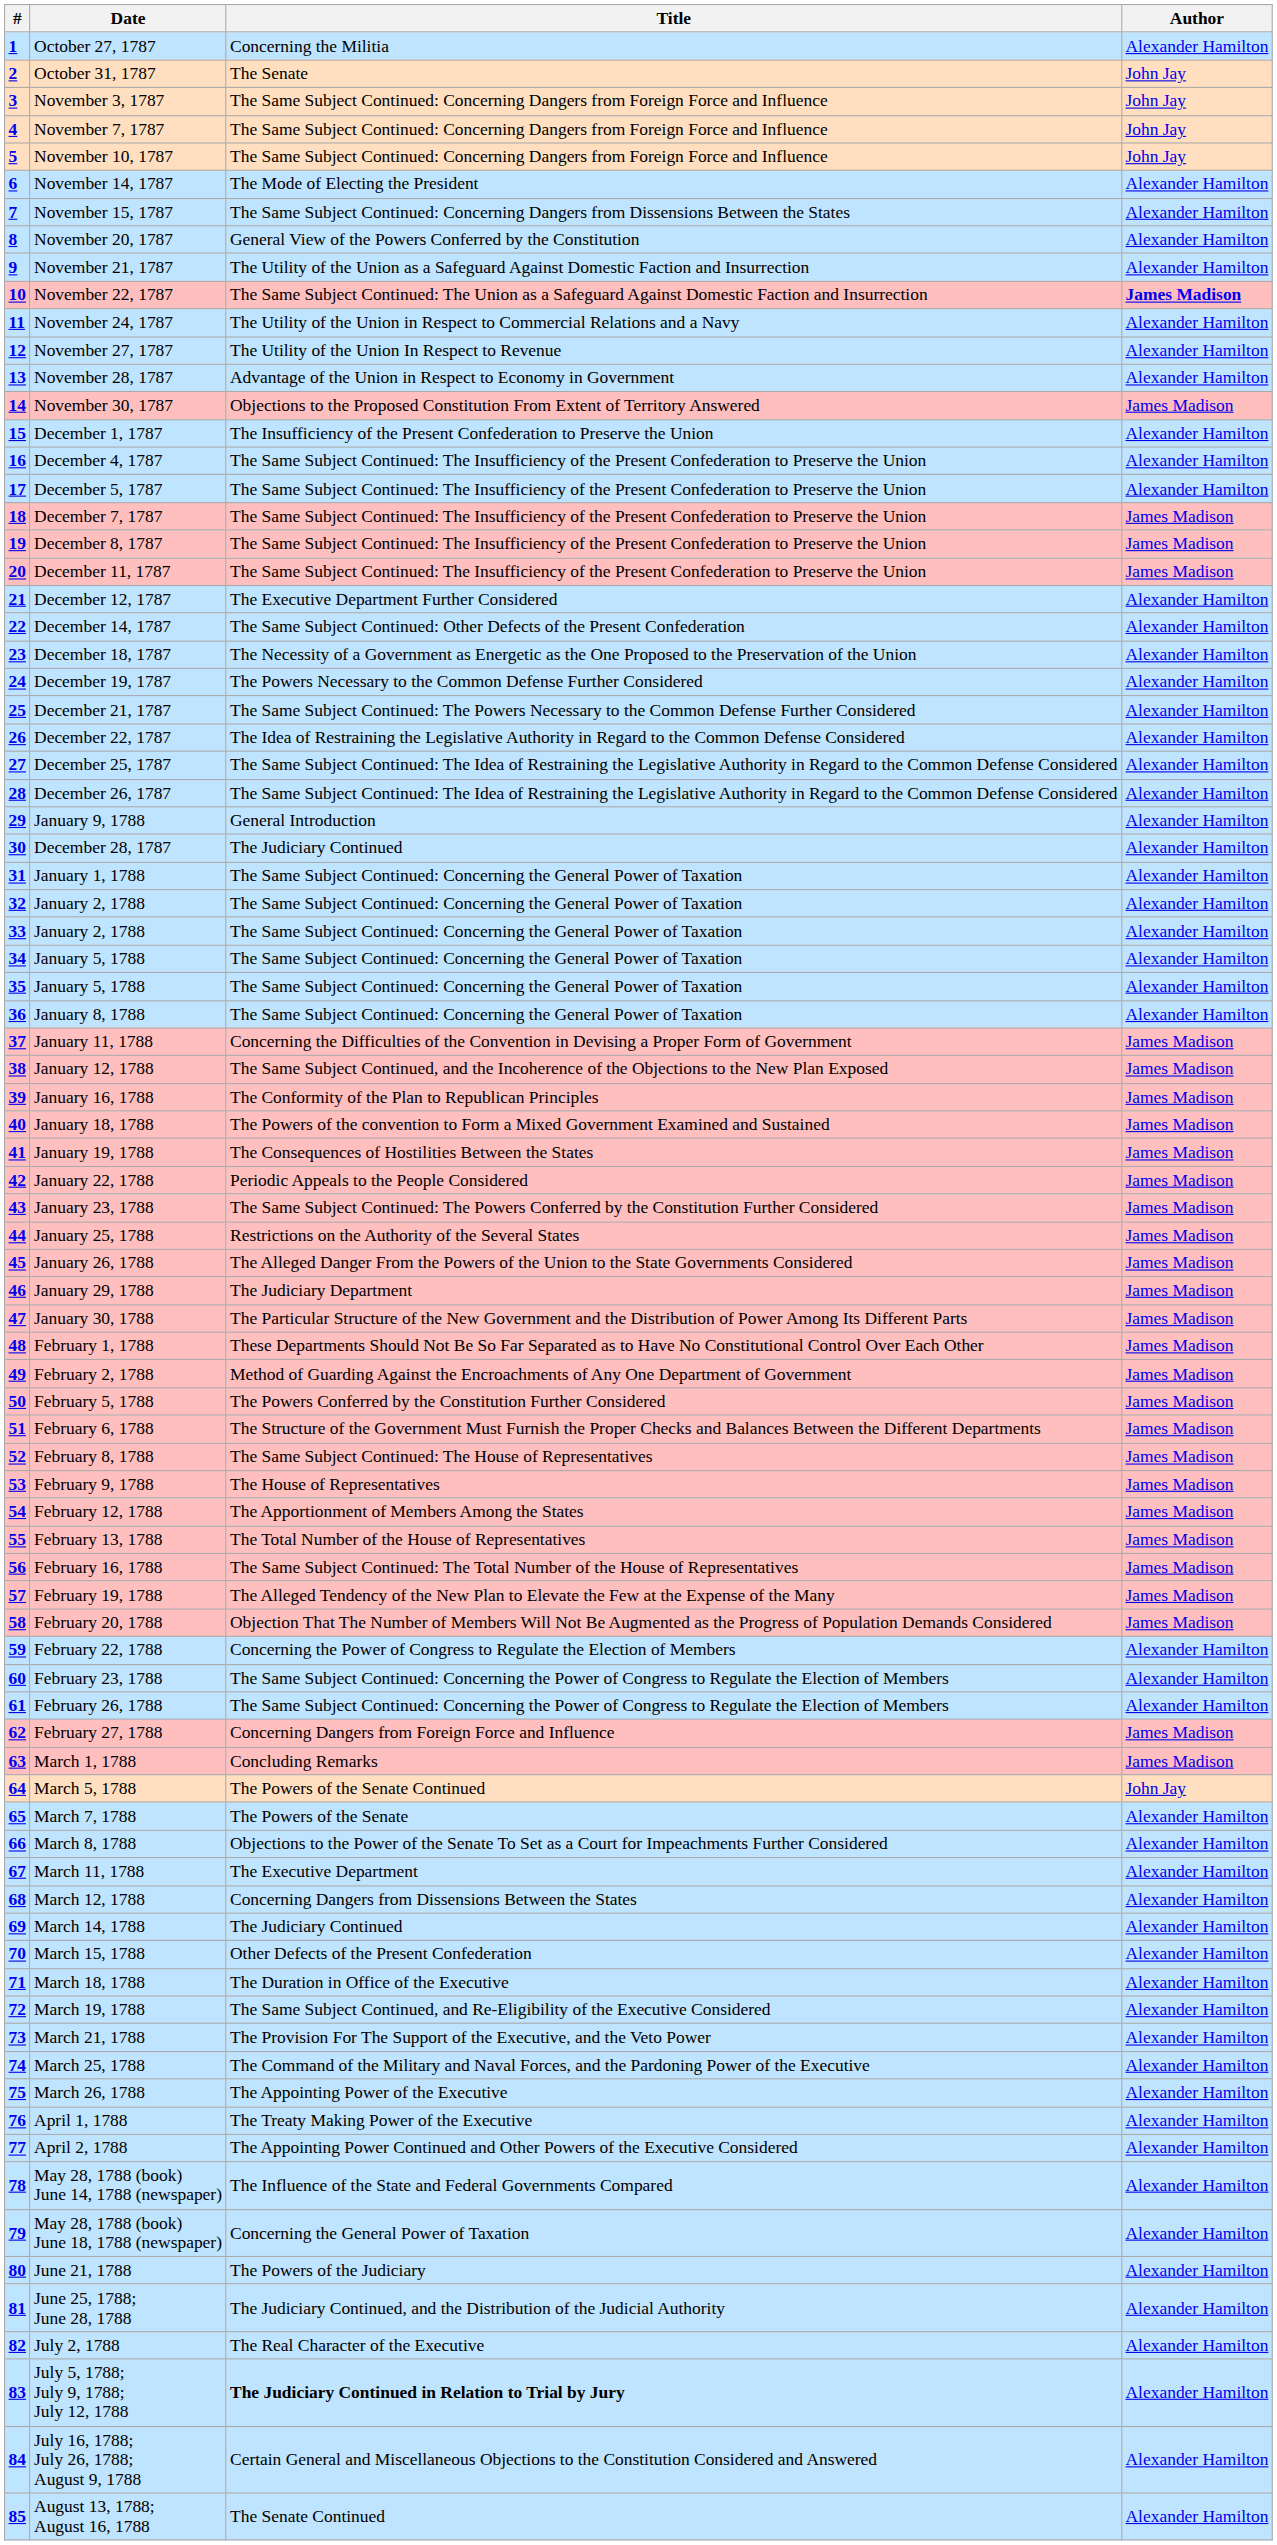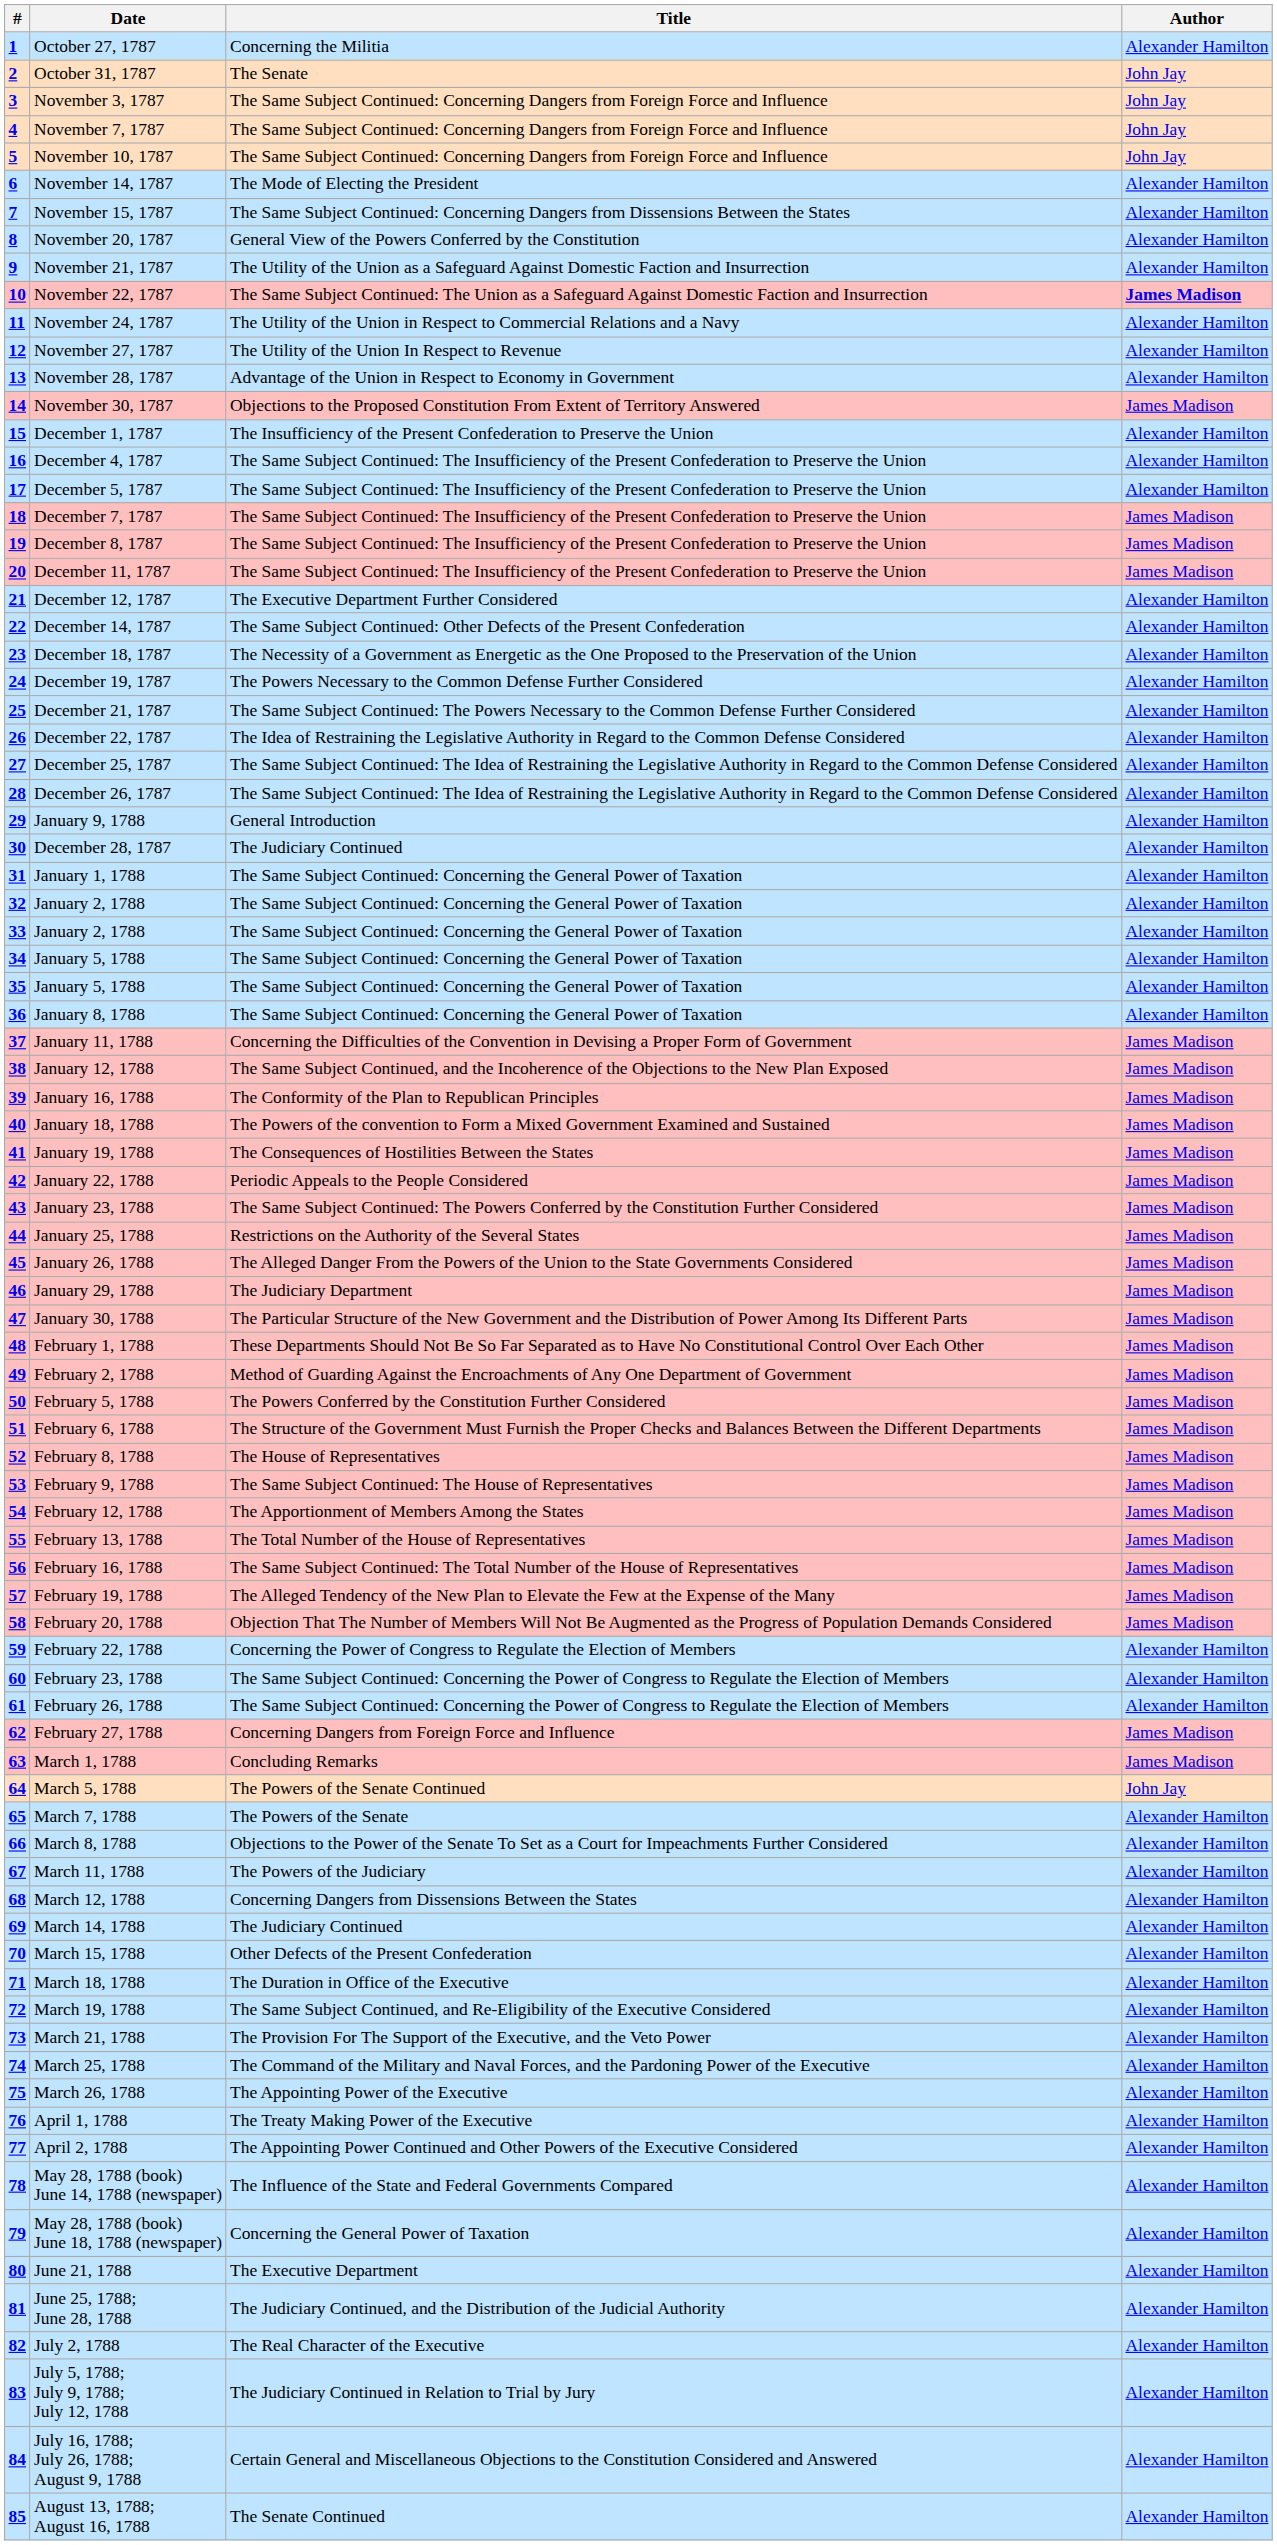(441, 1456) The Same Subject Continued: The House of Representatives -> (335, 1456) The House of Representatives
(335, 1484) The House of Representatives -> (441, 1484) The Same Subject Continued: The House of Representatives
(324, 1871) The Executive Department -> (328, 1871) The Powers of the Judiciary
(328, 2270) The Powers of the Judiciary -> (324, 2270) The Executive Department
(427, 2392) bold -> (413, 2392) normal
